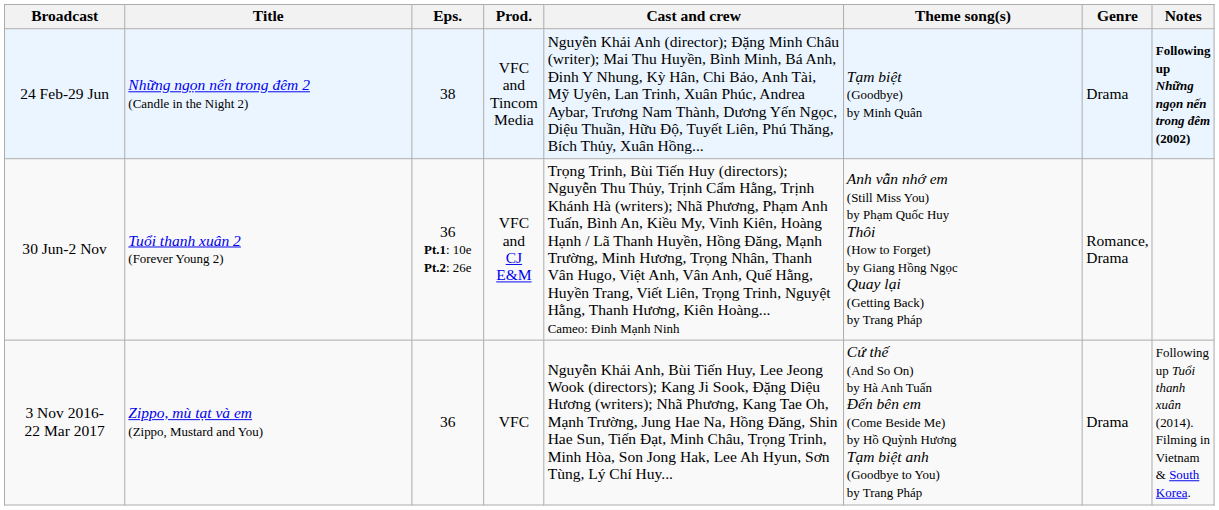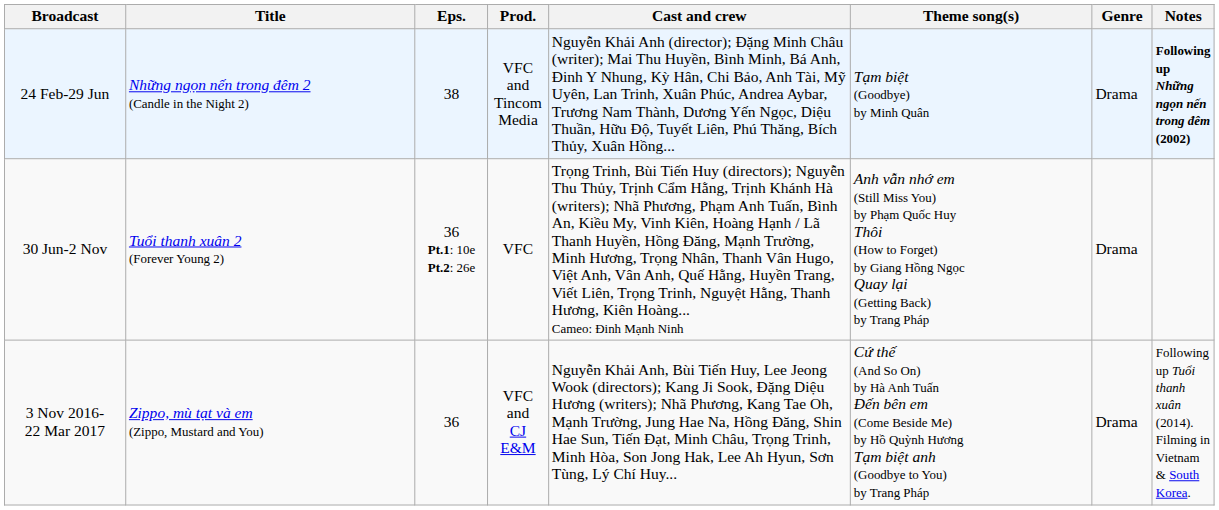(514, 249) VFC and CJ E&M -> (518, 249) VFC
(1117, 249) Romance, Drama -> (1117, 249) Drama
(514, 422) VFC -> (518, 422) VFC and CJ E&M
